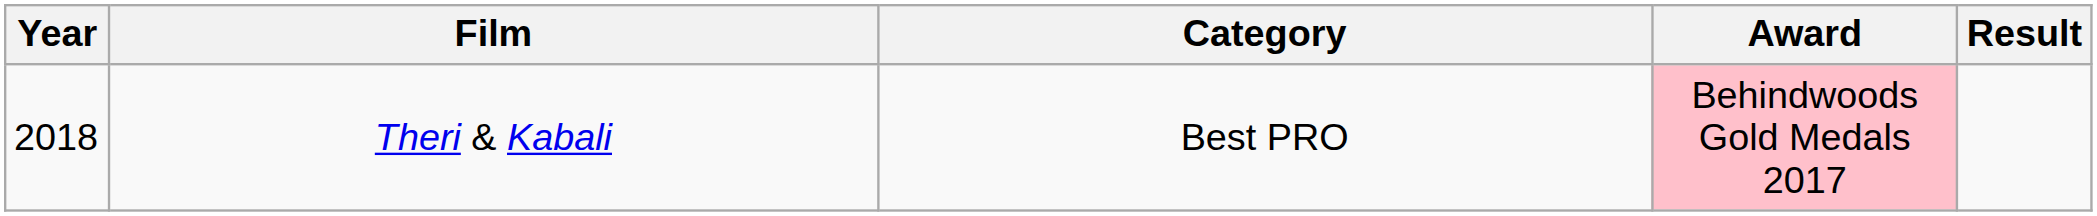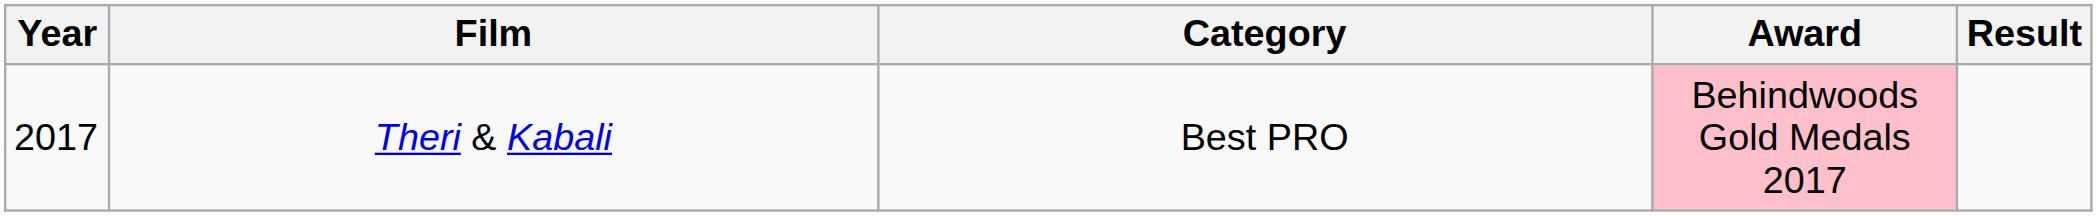(56, 136) 2018 -> (56, 136) 2017
